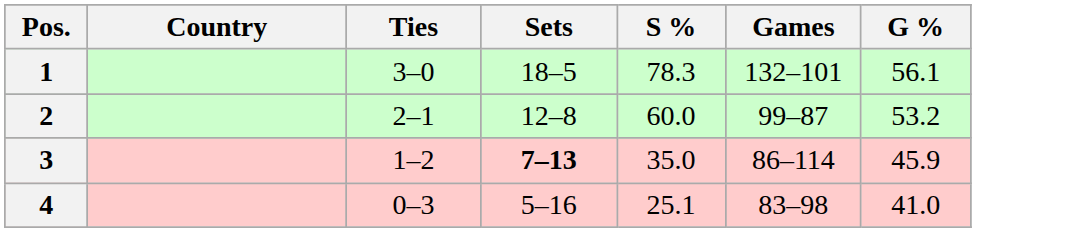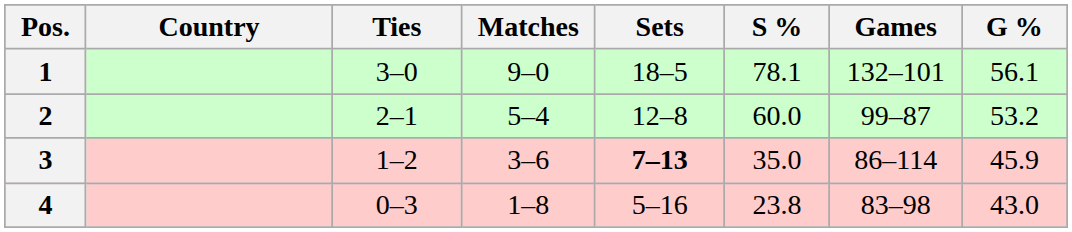+ column: (528, 26)
(671, 71) 78.3 -> (777, 71) 78.1
(671, 204) 25.1 -> (777, 204) 23.8
(916, 204) 41.0 -> (1014, 204) 43.0
